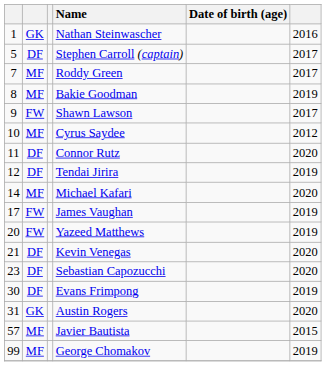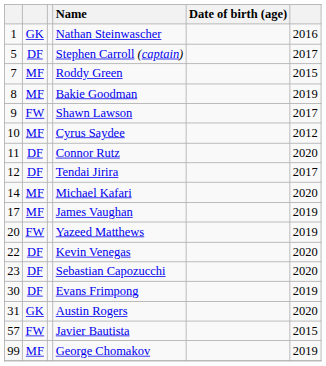(305, 73) 2017 -> (305, 73) 2015
(305, 172) 2019 -> (305, 172) 2017
(35, 212) FW -> (35, 212) MF
(14, 251) 21 -> (14, 251) 22
(35, 331) MF -> (35, 331) FW
